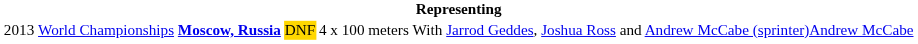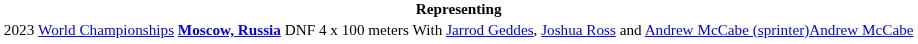(19, 30) 2013 -> (19, 30) 2023
(300, 30) gold background -> (300, 30) no background
